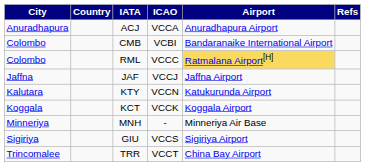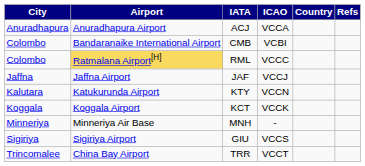columns swapped: (92, 12) <-> (259, 12)
